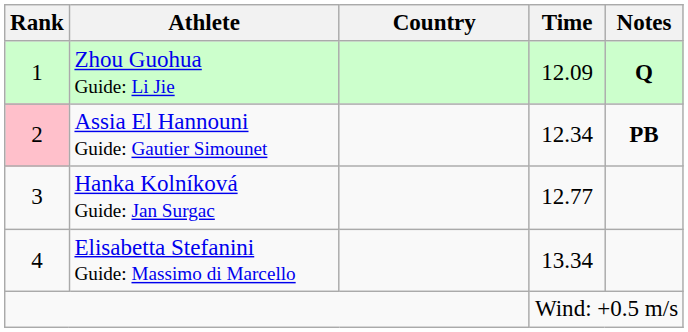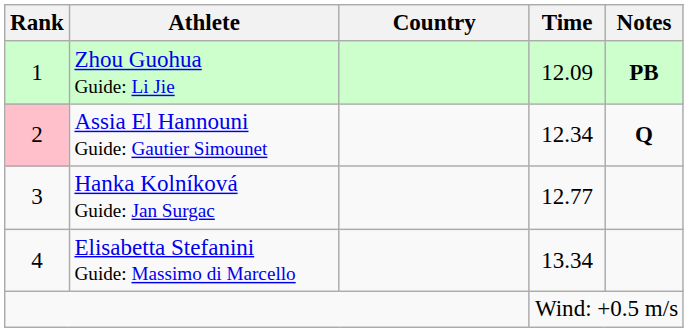(644, 72) Q -> (644, 72) PB
(644, 134) PB -> (644, 134) Q
